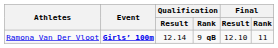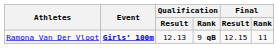(175, 36) 12.14 -> (175, 36) 12.13
(236, 36) 12.10 -> (236, 36) 12.15
